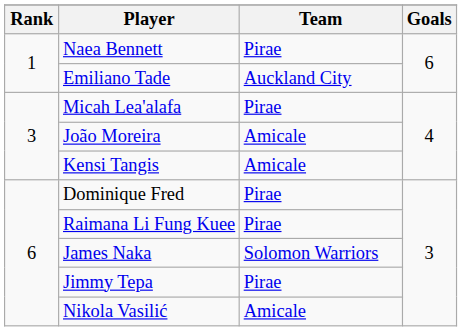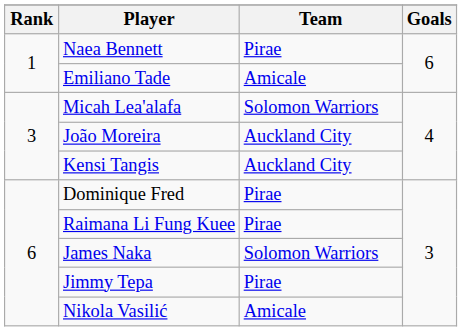(298, 77) Auckland City -> (275, 77) Amicale
(263, 107) Pirae -> (311, 107) Solomon Warriors
(275, 136) Amicale -> (298, 136) Auckland City
(275, 165) Amicale -> (298, 165) Auckland City
